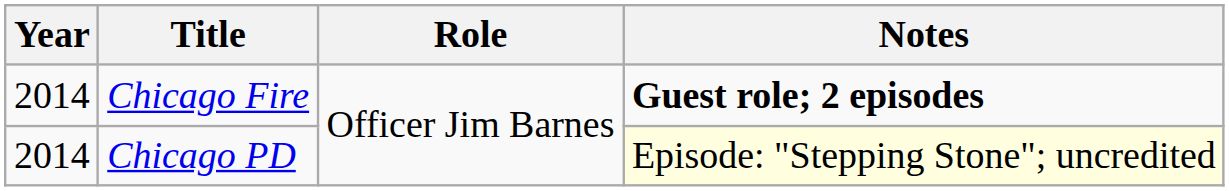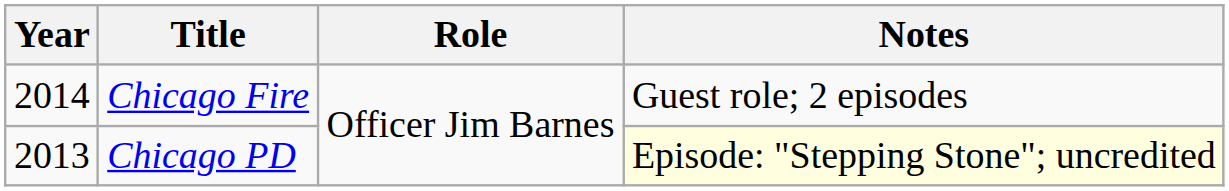(808, 94) bold -> (800, 94) normal
(52, 154) 2014 -> (52, 154) 2013
